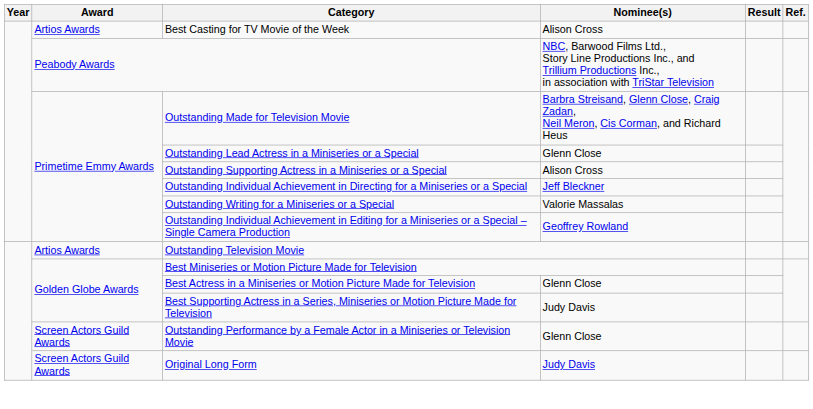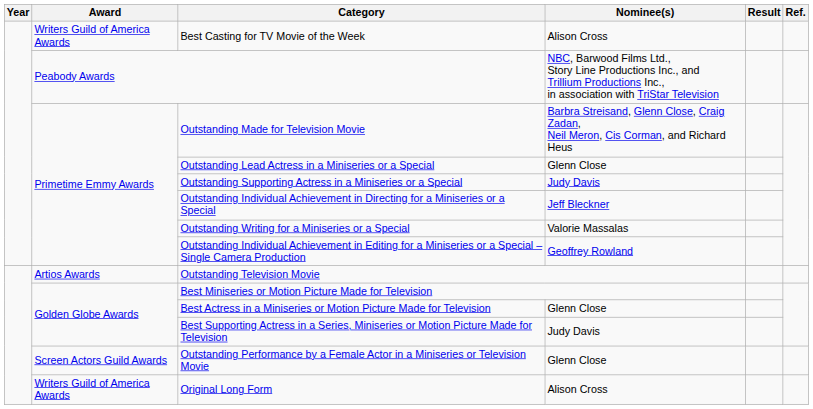(67, 30) Artios Awards -> (92, 36) Writers Guild of America Awards
(573, 170) Alison Cross -> (574, 182) Judy Davis
(82, 365) Screen Actors Guild Awards -> (92, 389) Writers Guild of America Awards
(569, 365) Judy Davis -> (578, 389) Alison Cross
